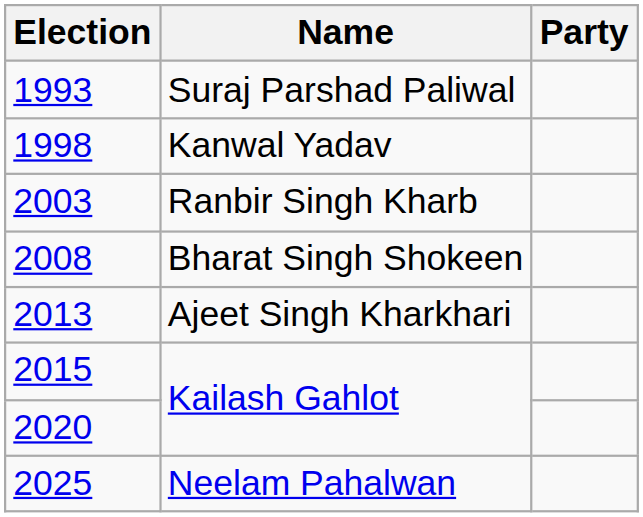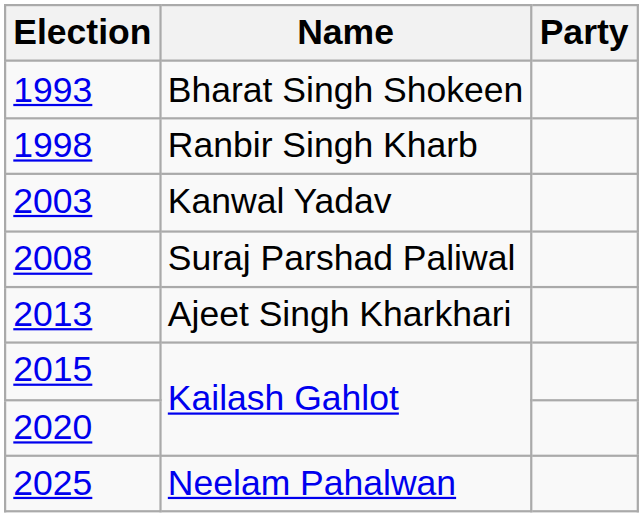(342, 88) Suraj Parshad Paliwal -> (346, 88) Bharat Singh Shokeen
(280, 145) Kanwal Yadav -> (323, 145) Ranbir Singh Kharb
(323, 201) Ranbir Singh Kharb -> (280, 201) Kanwal Yadav
(346, 257) Bharat Singh Shokeen -> (342, 257) Suraj Parshad Paliwal
